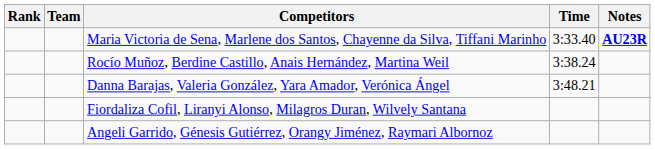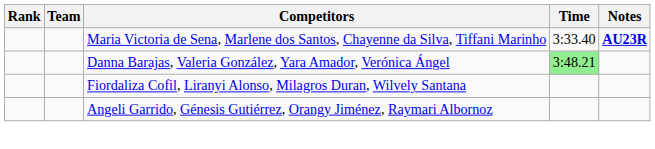- row: (268, 62)
(574, 86) no background -> (574, 62) lightgreen background
